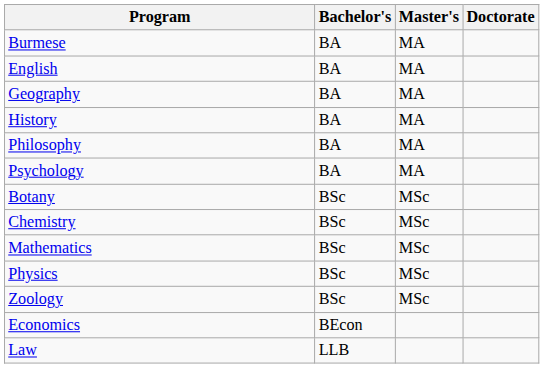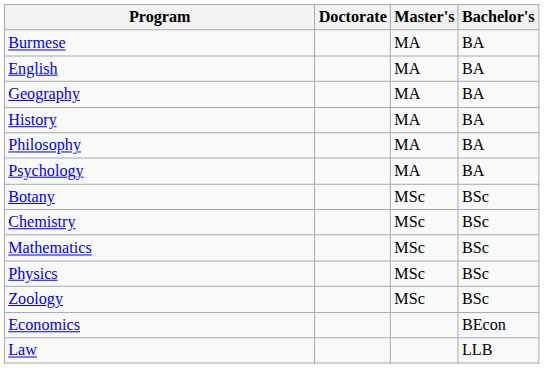columns swapped: (355, 17) <-> (501, 17)
